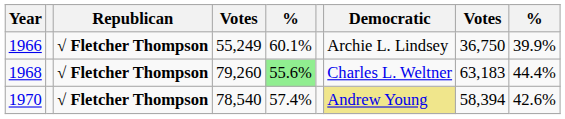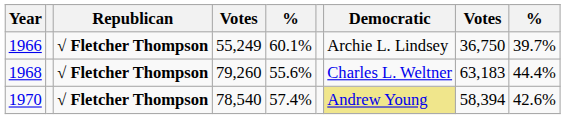(534, 45) 39.9% -> (534, 45) 39.7%
(291, 72) lightgreen background -> (291, 72) no background
